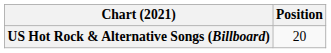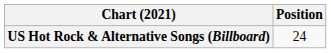(299, 36) 20 -> (299, 36) 24
